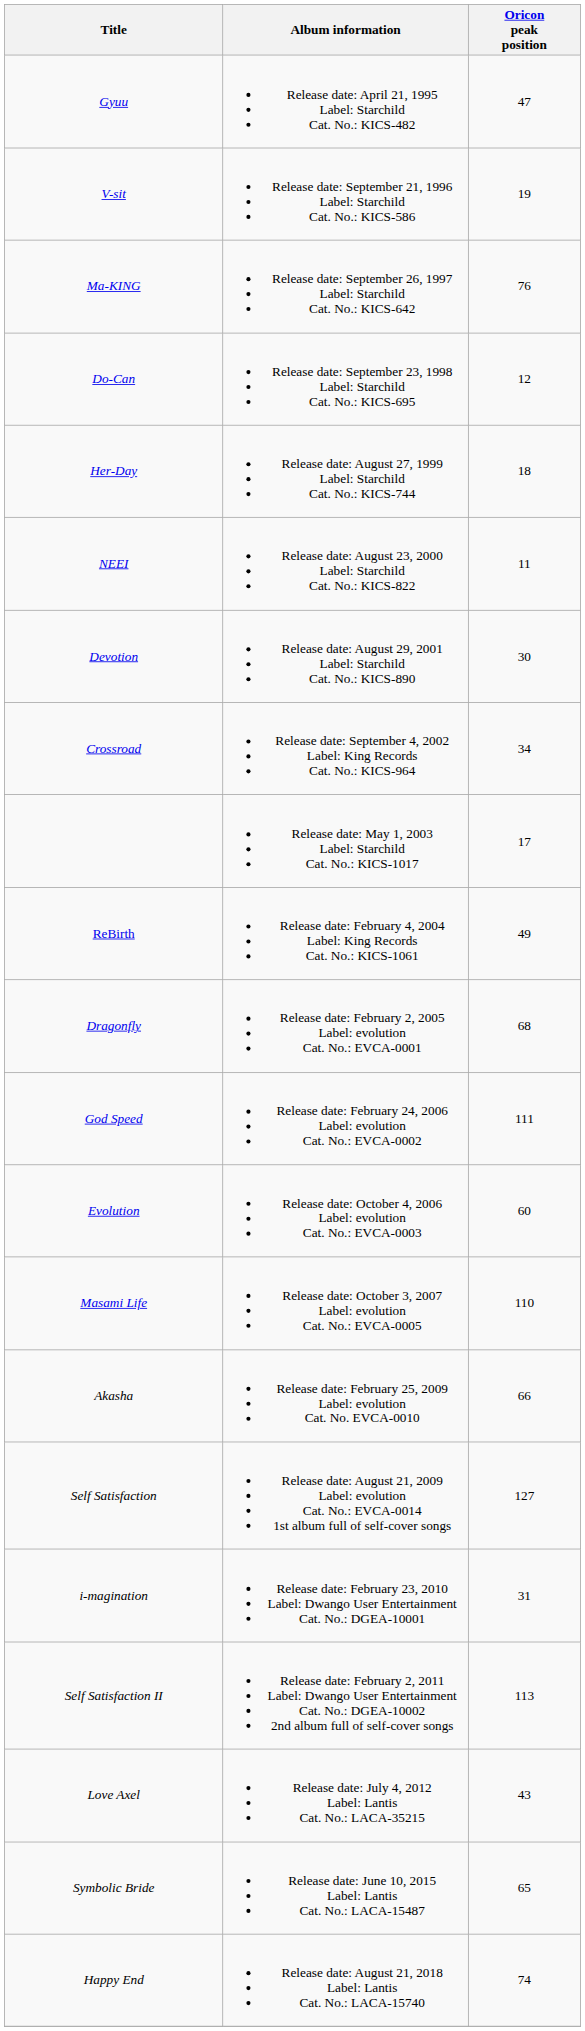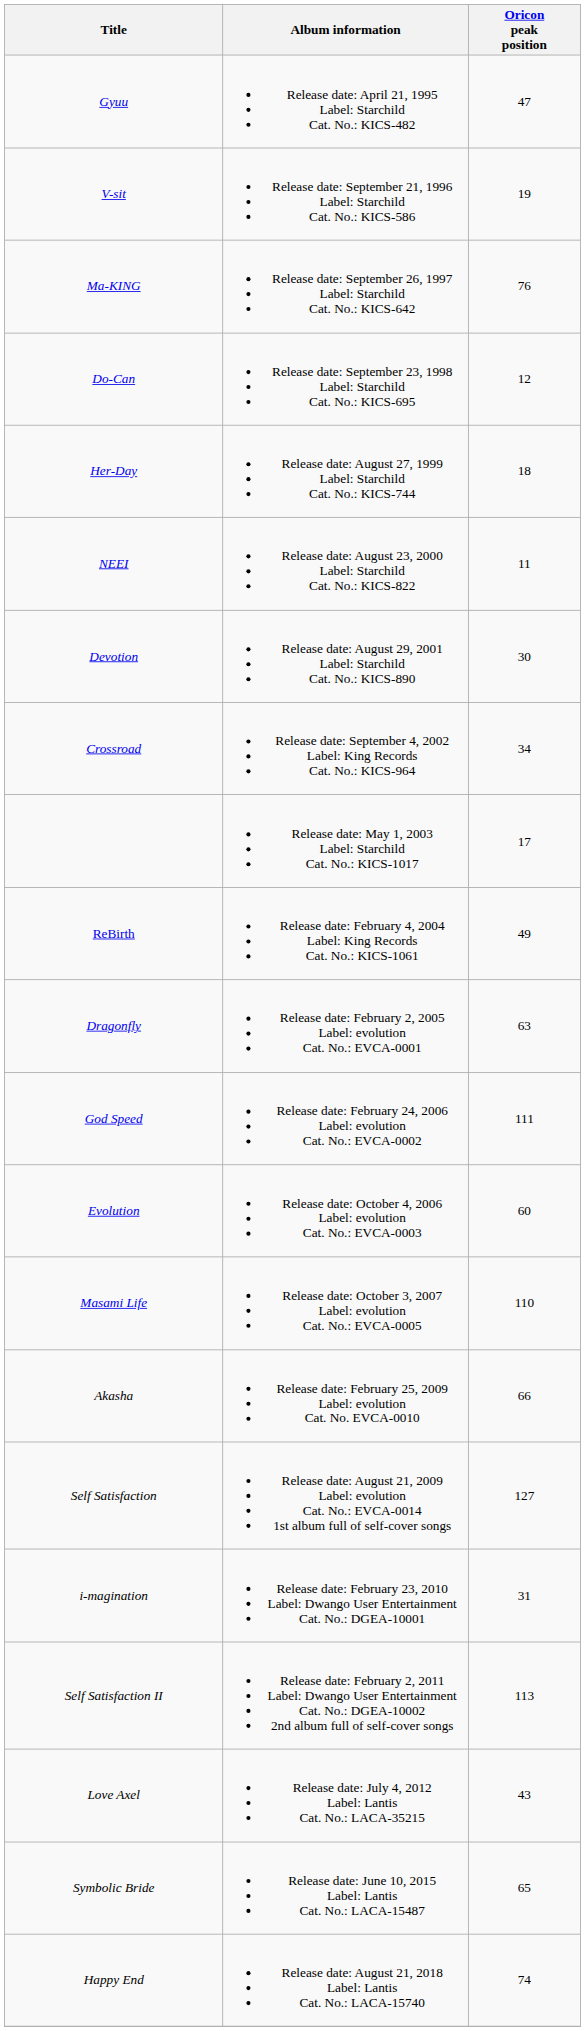(524, 1026) 68 -> (524, 1026) 63
